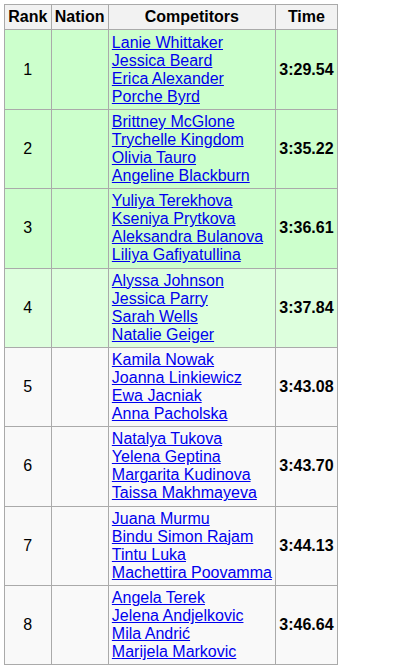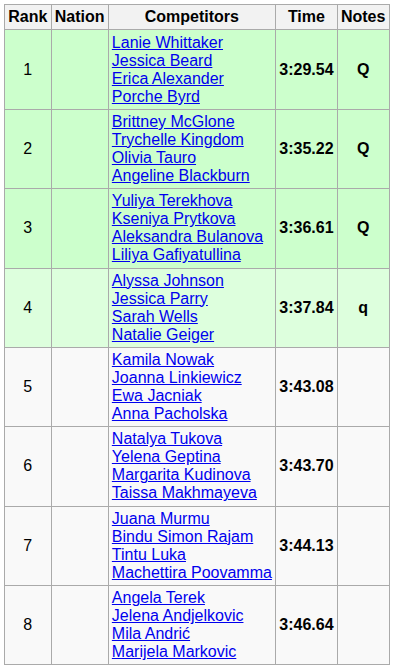+ column: (363, 17)
